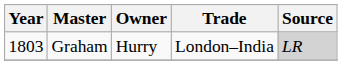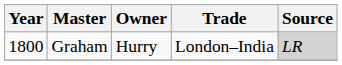(26, 45) 1803 -> (26, 45) 1800
